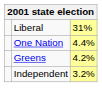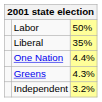+ row: (26, 27)
(82, 27) 31% -> (82, 43) 35%
(84, 58) 4.2% -> (84, 74) 4.3%
